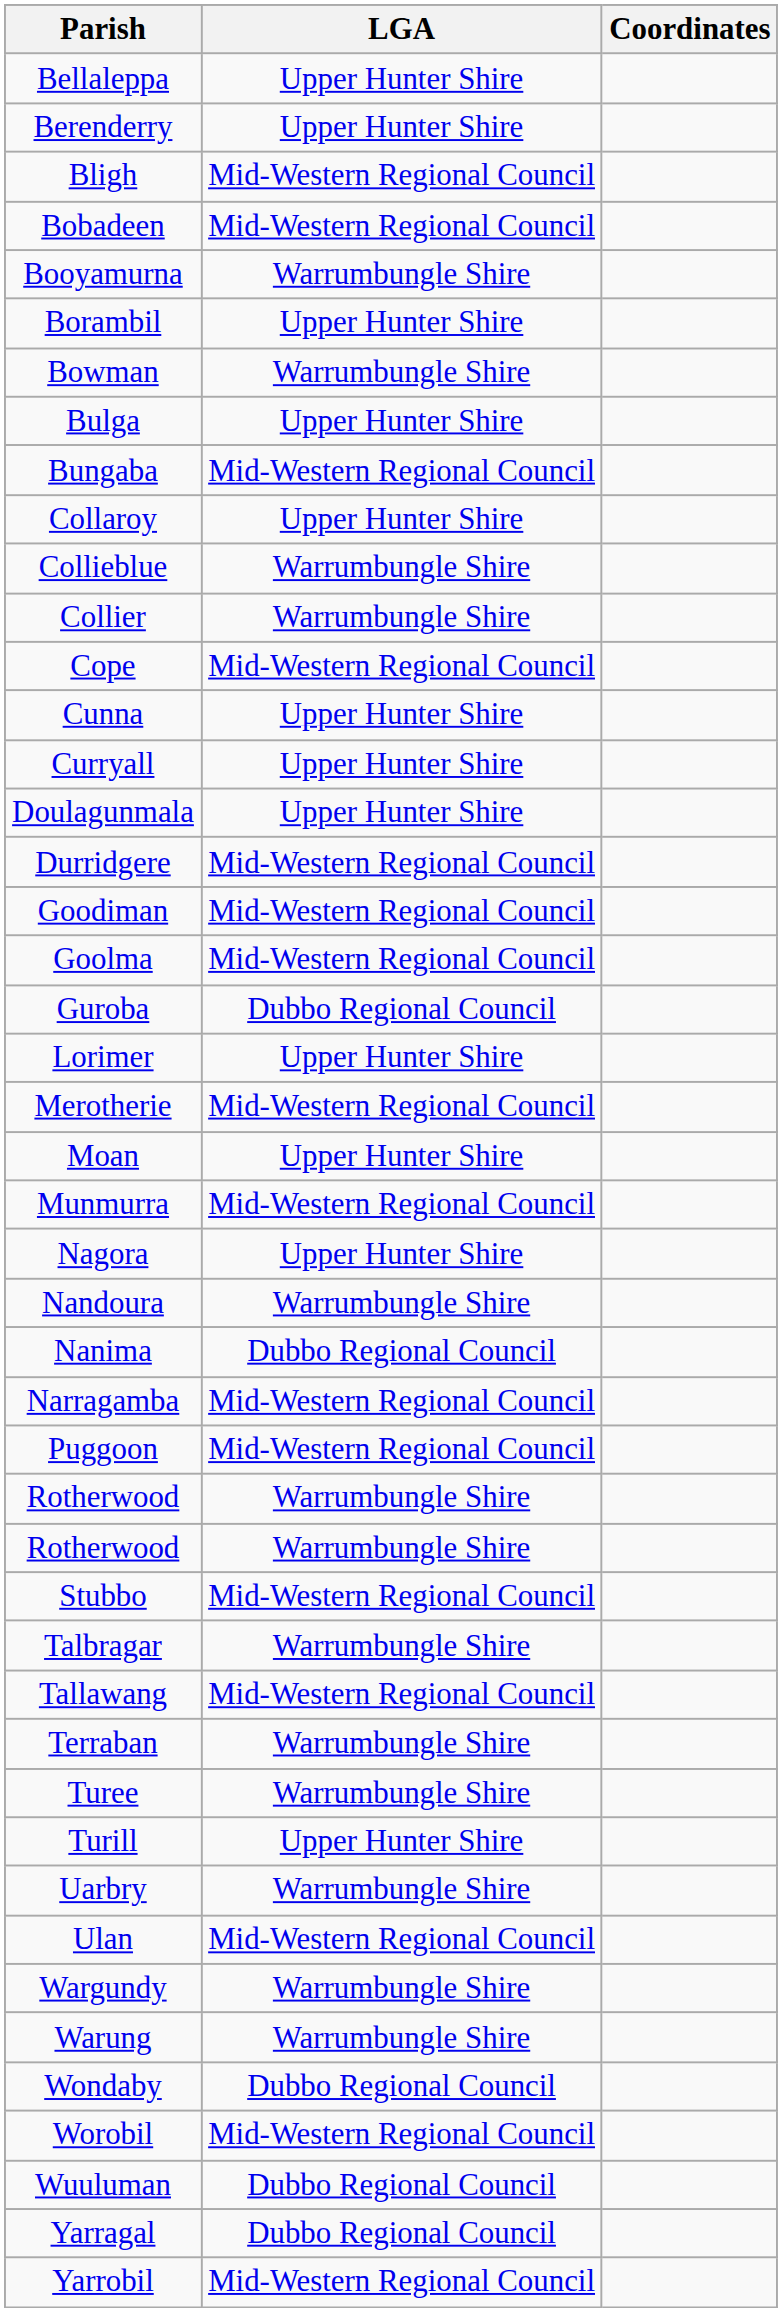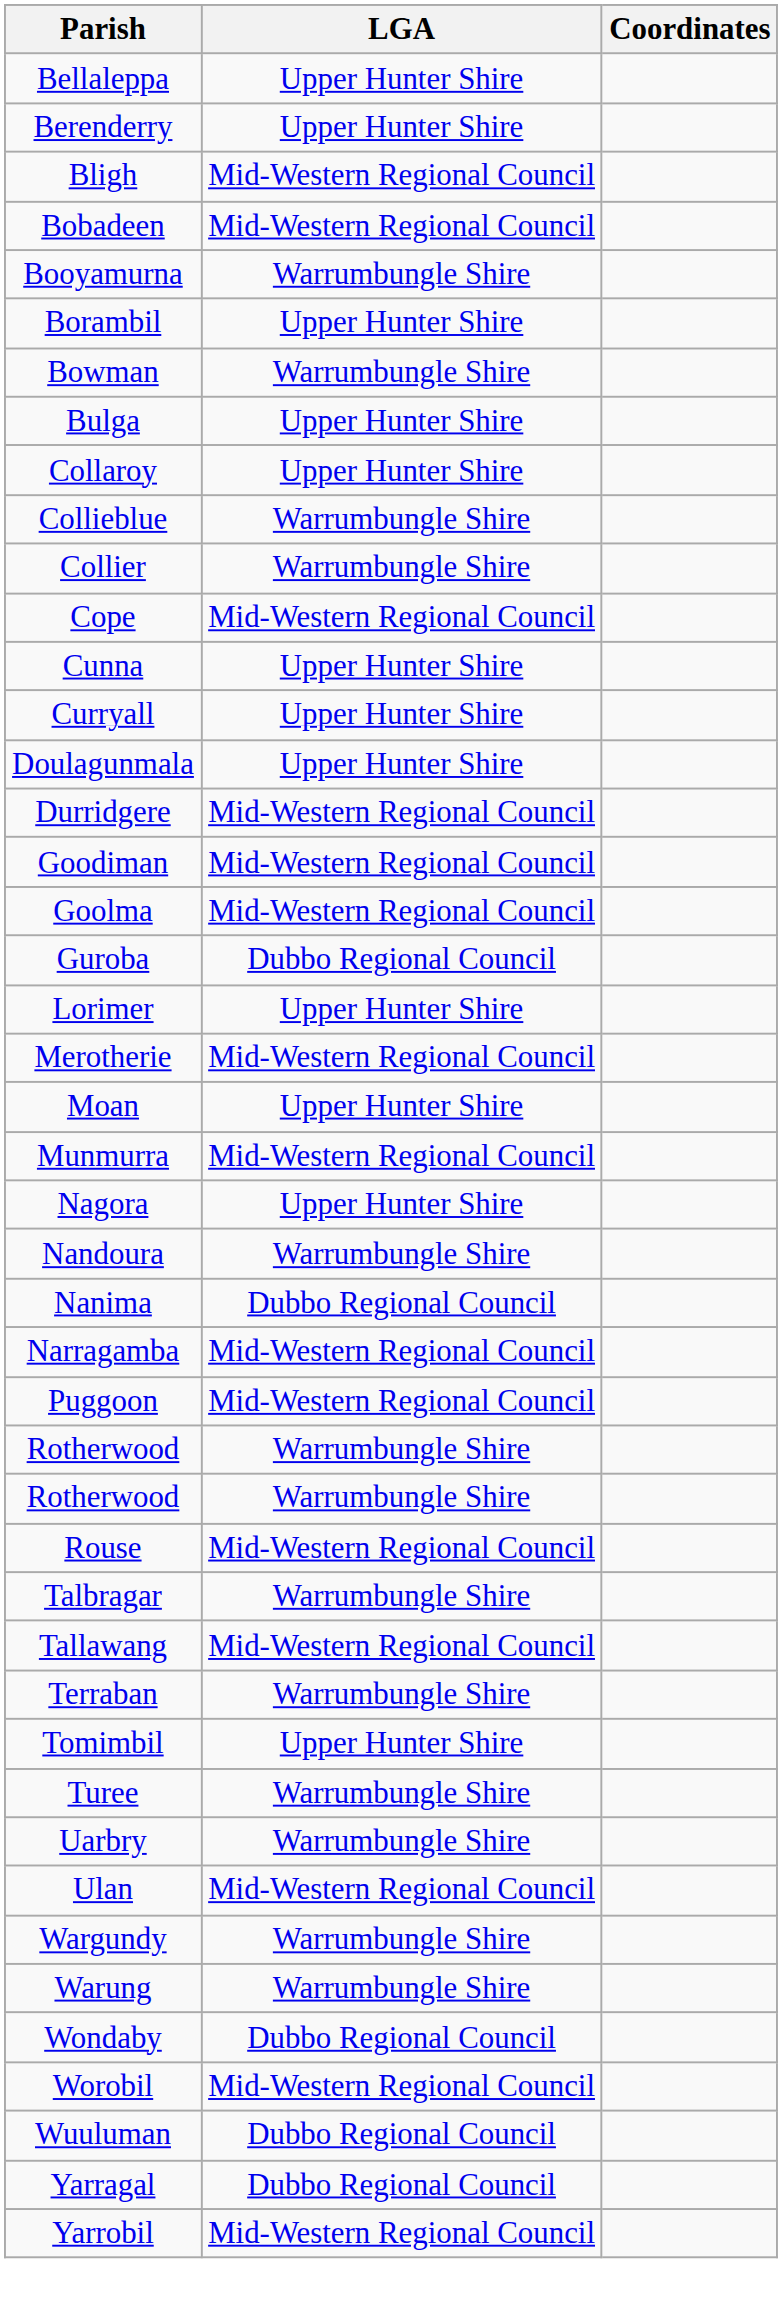- row: (103, 469)
+ row: (103, 1547)
- row: (103, 1596)
+ row: (103, 1743)
- row: (103, 1841)
